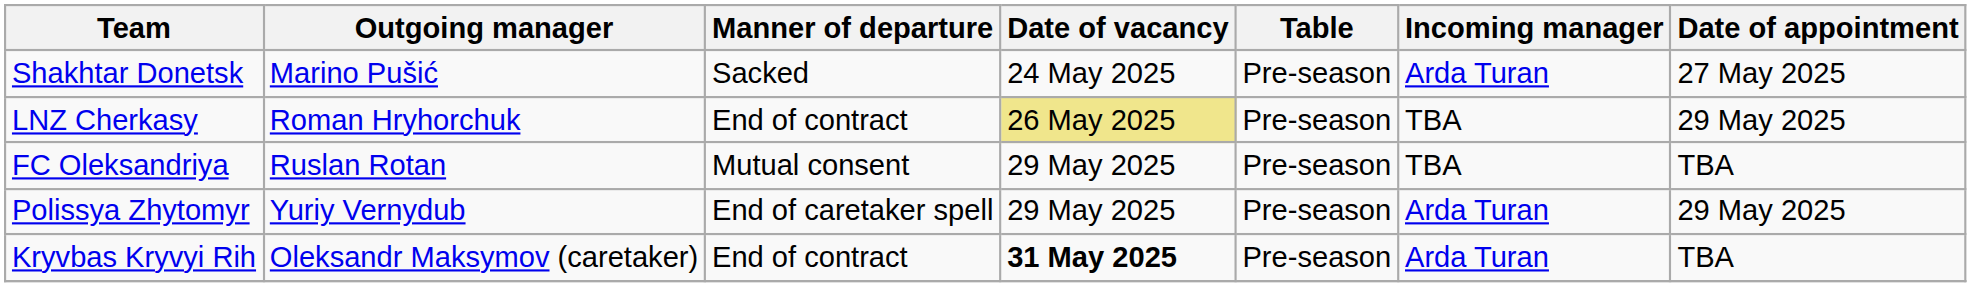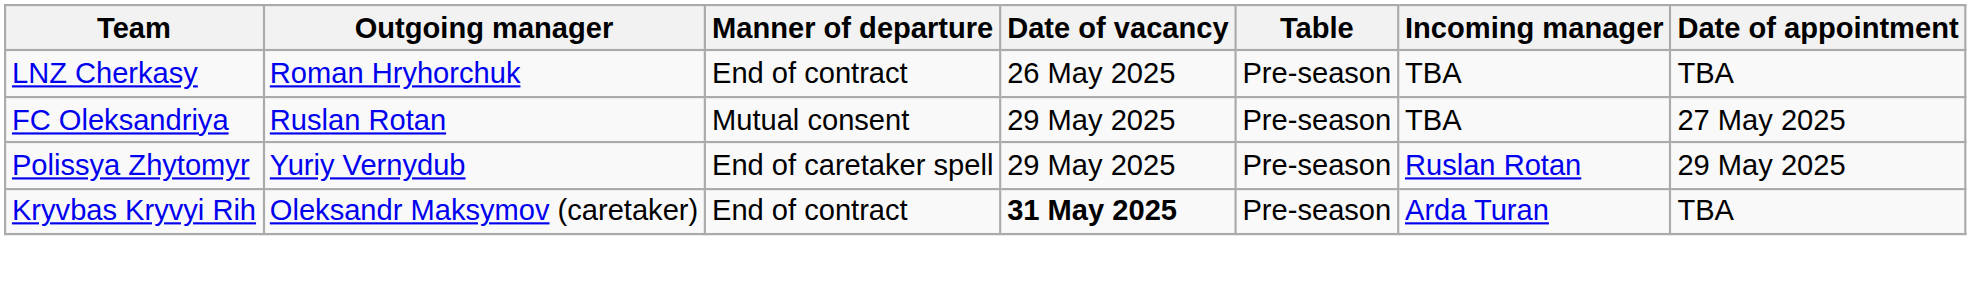- row: (128, 73)
(1091, 119) khaki background -> (1091, 73) no background
(1762, 119) 29 May 2025 -> (1706, 73) TBA
(1706, 165) TBA -> (1762, 119) 27 May 2025
(1477, 211) Arda Turan -> (1493, 165) Ruslan Rotan
